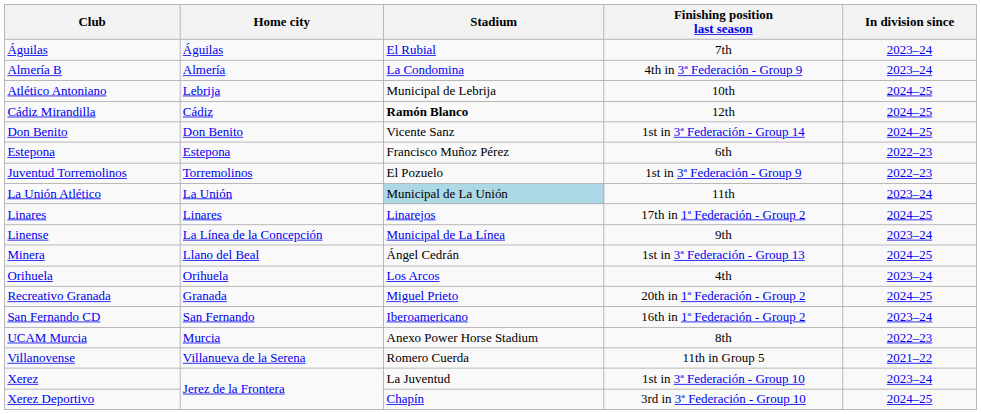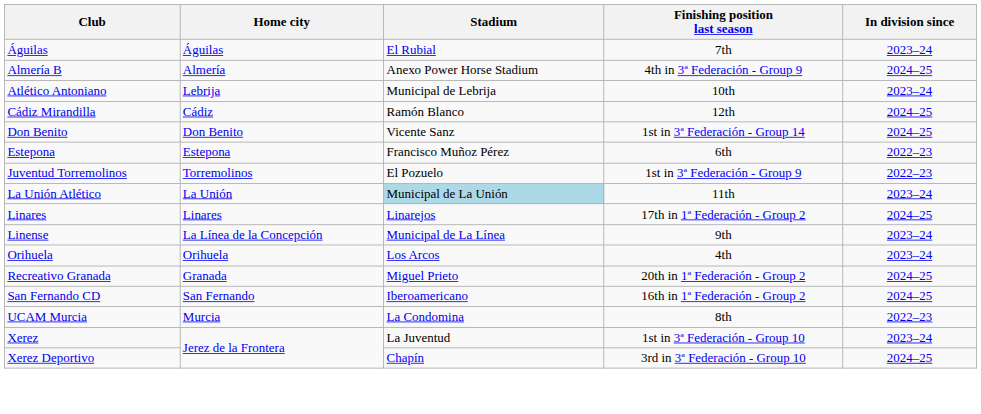(425, 70) La Condomina -> (462, 70) Anexo Power Horse Stadium
(910, 70) 2023–24 -> (910, 70) 2024–25
(910, 91) 2024–25 -> (910, 91) 2023–24
(427, 111) bold -> (425, 111) normal
- row: (26, 255)
(910, 317) 2023–24 -> (910, 296) 2024–25
(462, 337) Anexo Power Horse Stadium -> (425, 317) La Condomina
- row: (41, 358)
